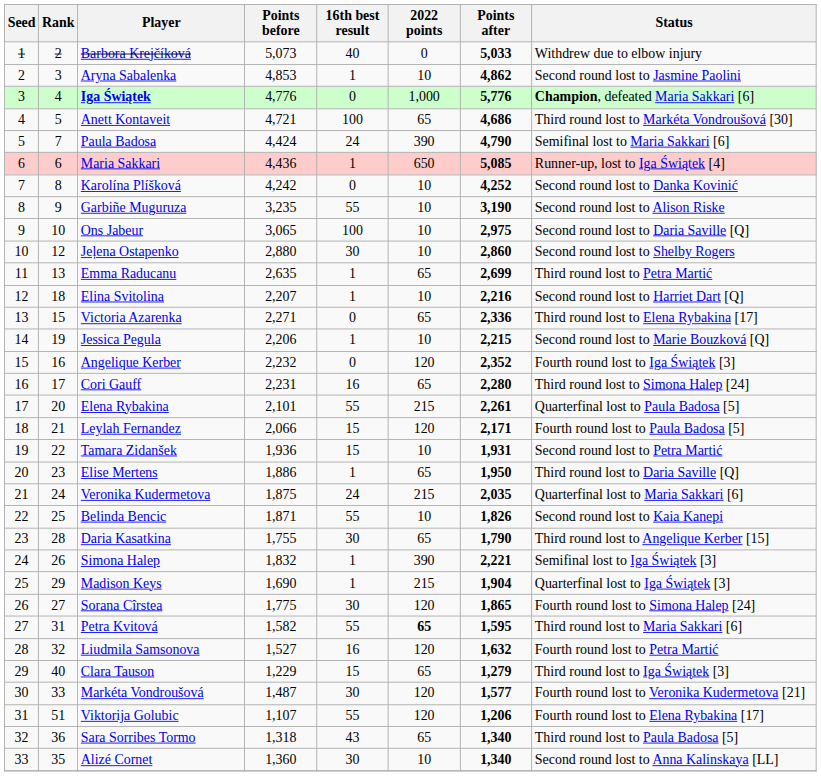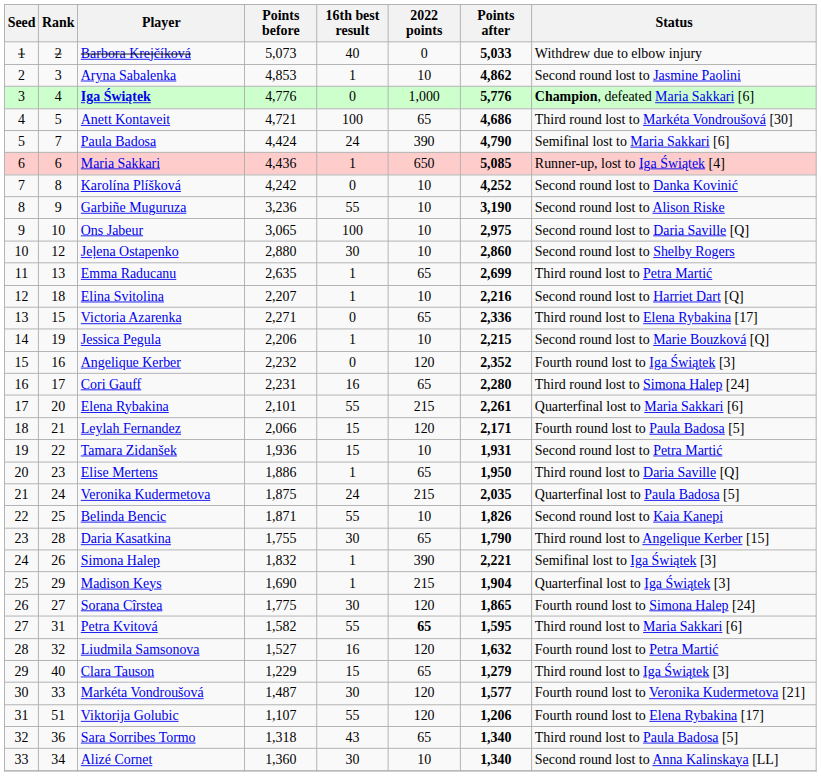(281, 207) 3,235 -> (281, 207) 3,236
(637, 406) Quarterfinal lost to Paula Badosa [5] -> (639, 406) Quarterfinal lost to Maria Sakkari [6]
(639, 494) Quarterfinal lost to Maria Sakkari [6] -> (637, 494) Quarterfinal lost to Paula Badosa [5]
(58, 759) 35 -> (58, 759) 34
